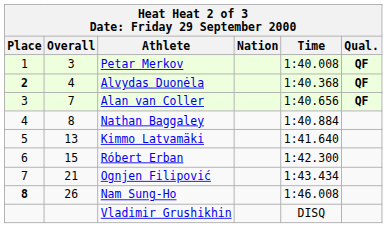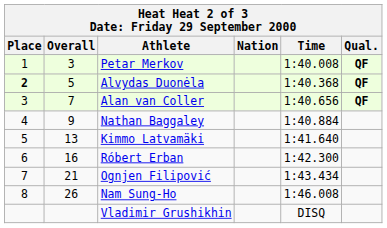(71, 83) 4 -> (71, 83) 5
(71, 120) 8 -> (71, 120) 9
(71, 157) 15 -> (71, 157) 16
(24, 195) bold -> (24, 195) normal
